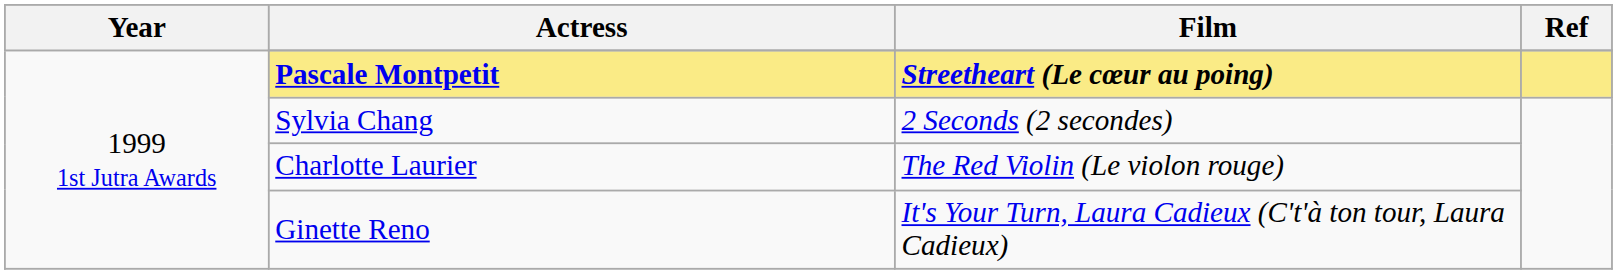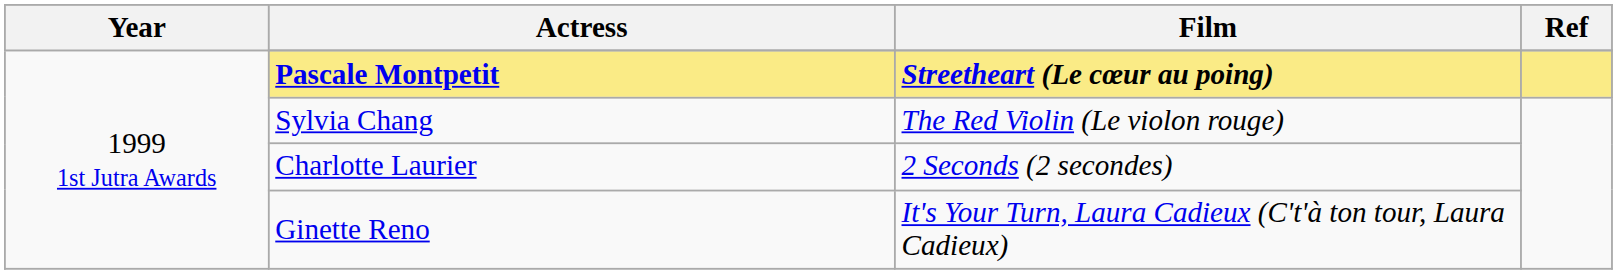(1037, 119) 2 Seconds (2 secondes) -> (1093, 119) The Red Violin (Le violon rouge)
(1093, 166) The Red Violin (Le violon rouge) -> (1037, 166) 2 Seconds (2 secondes)
